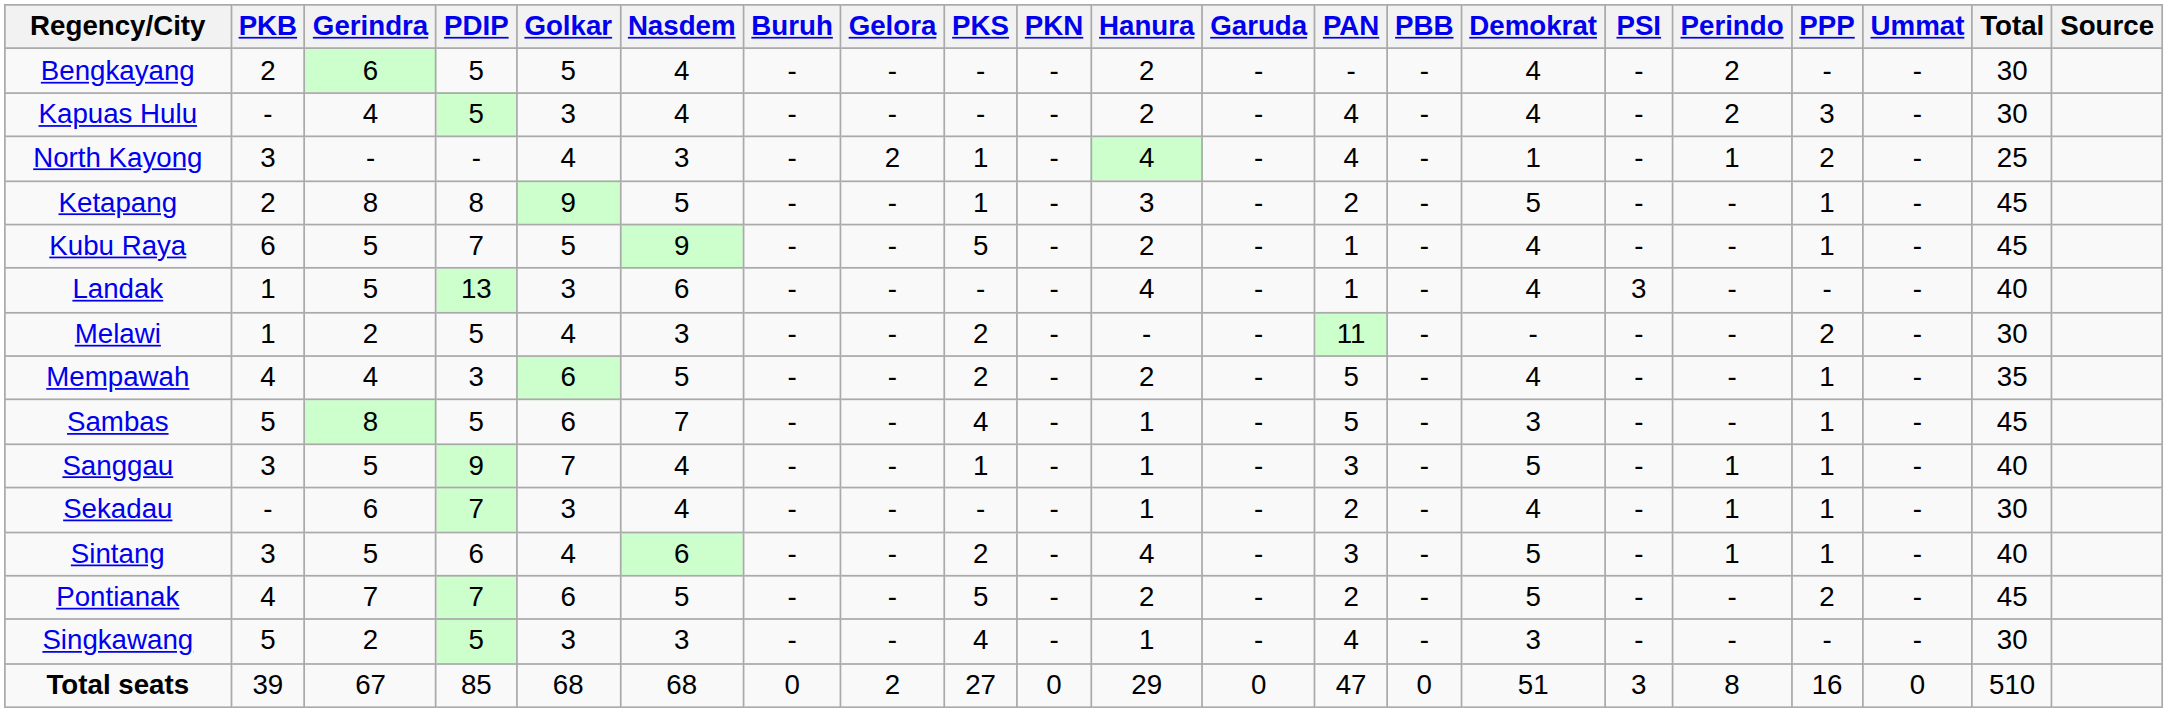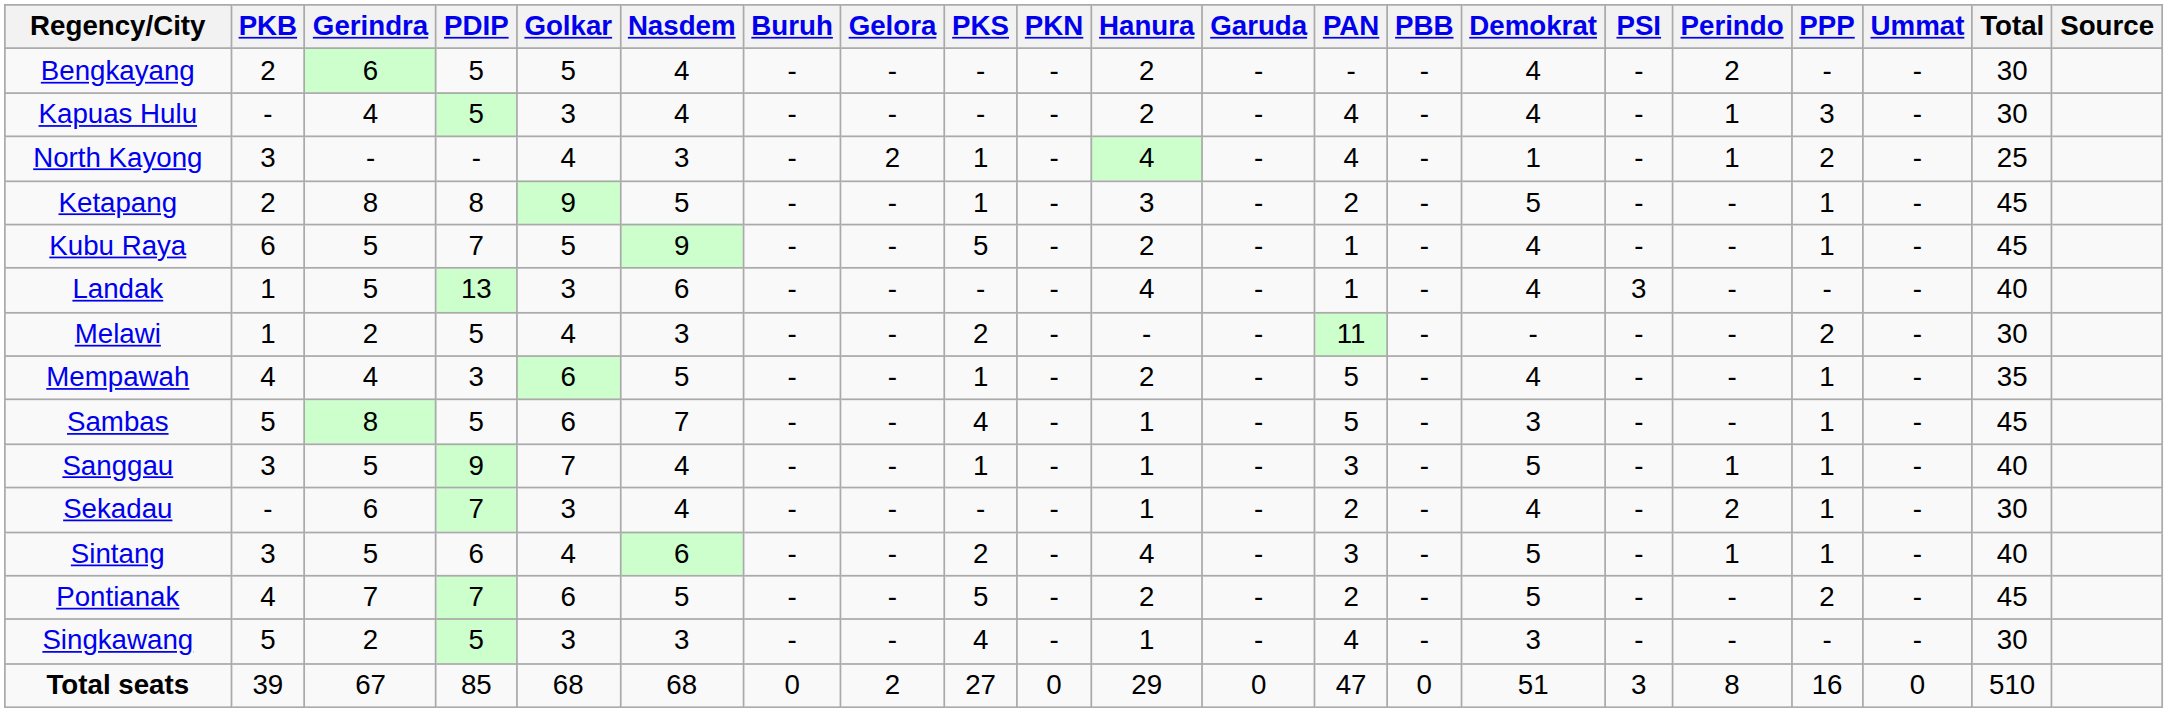(1732, 114) 2 -> (1732, 114) 1
(981, 377) 2 -> (981, 377) 1
(1732, 509) 1 -> (1732, 509) 2
